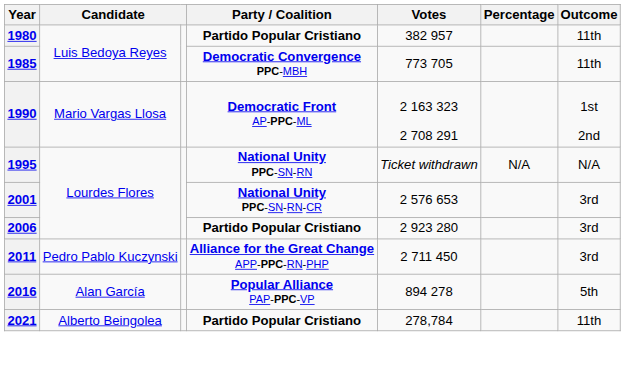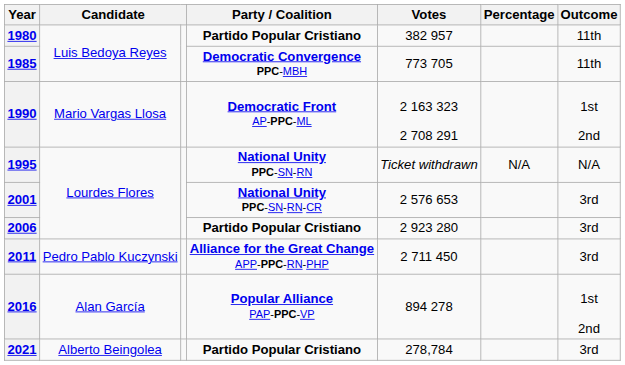(589, 292) 5th -> (589, 314) 1st 2nd
(589, 320) 11th -> (589, 349) 3rd
